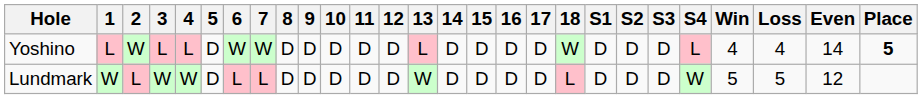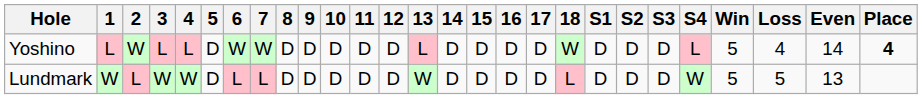(732, 49) 4 -> (732, 49) 5
(888, 49) 5 -> (888, 49) 4
(833, 78) 12 -> (833, 78) 13
